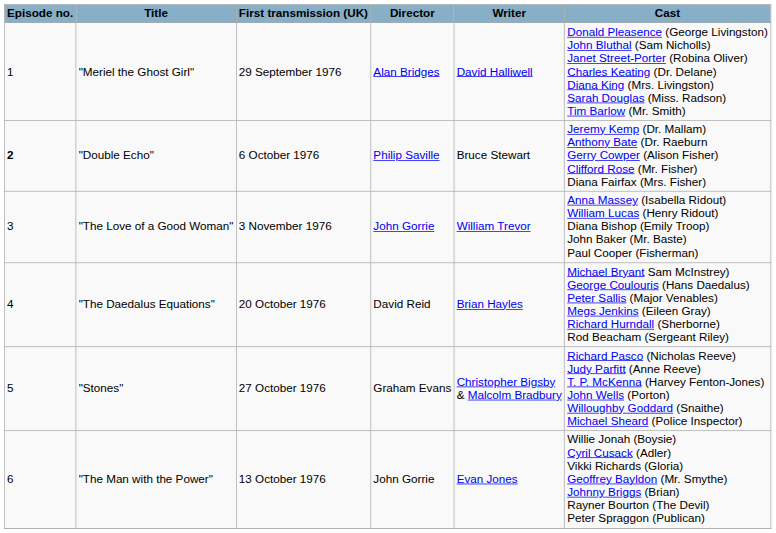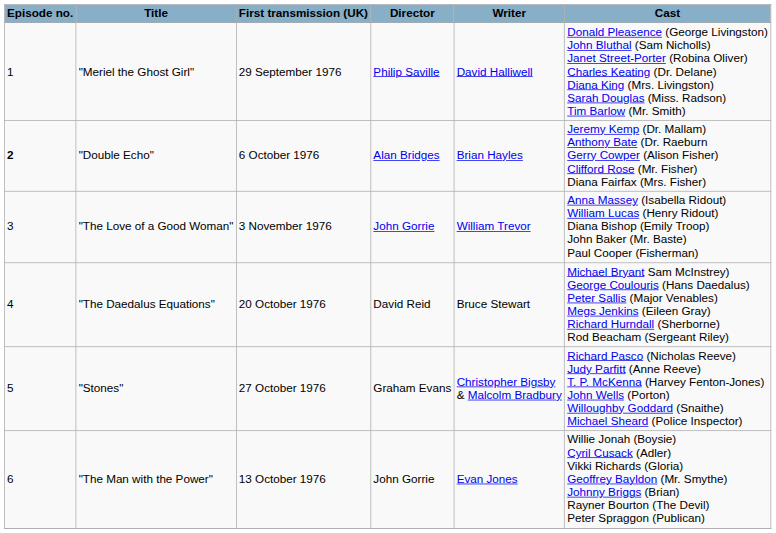(406, 71) Alan Bridges -> (406, 71) Philip Saville
(406, 155) Philip Saville -> (406, 155) Alan Bridges
(493, 155) Bruce Stewart -> (490, 155) Brian Hayles
(490, 304) Brian Hayles -> (493, 304) Bruce Stewart
